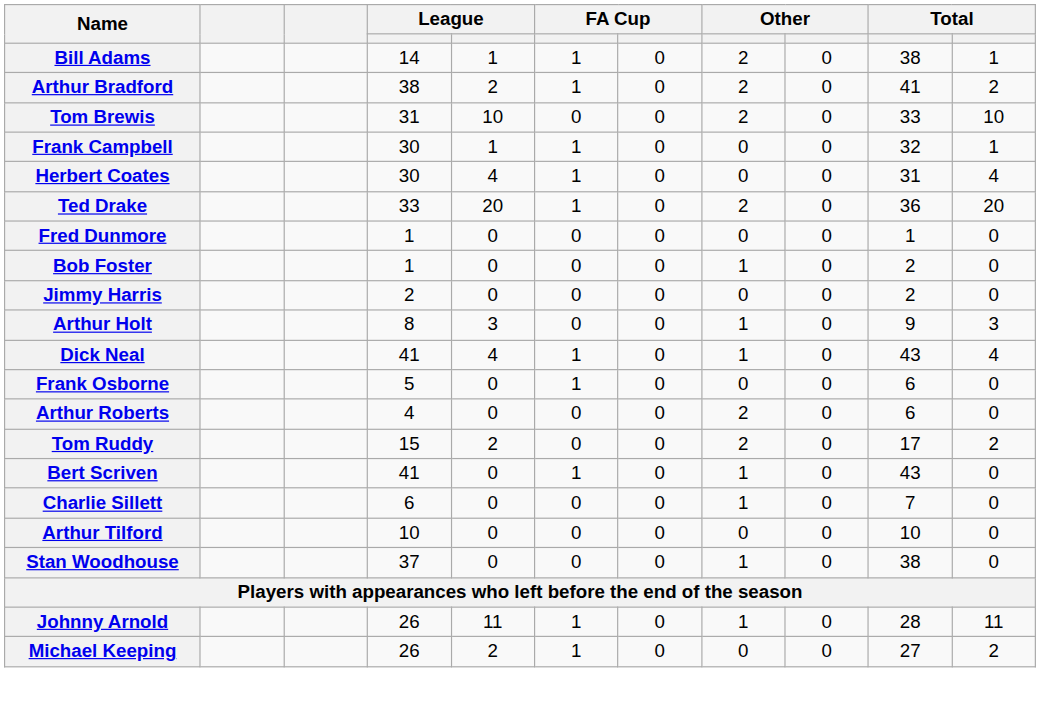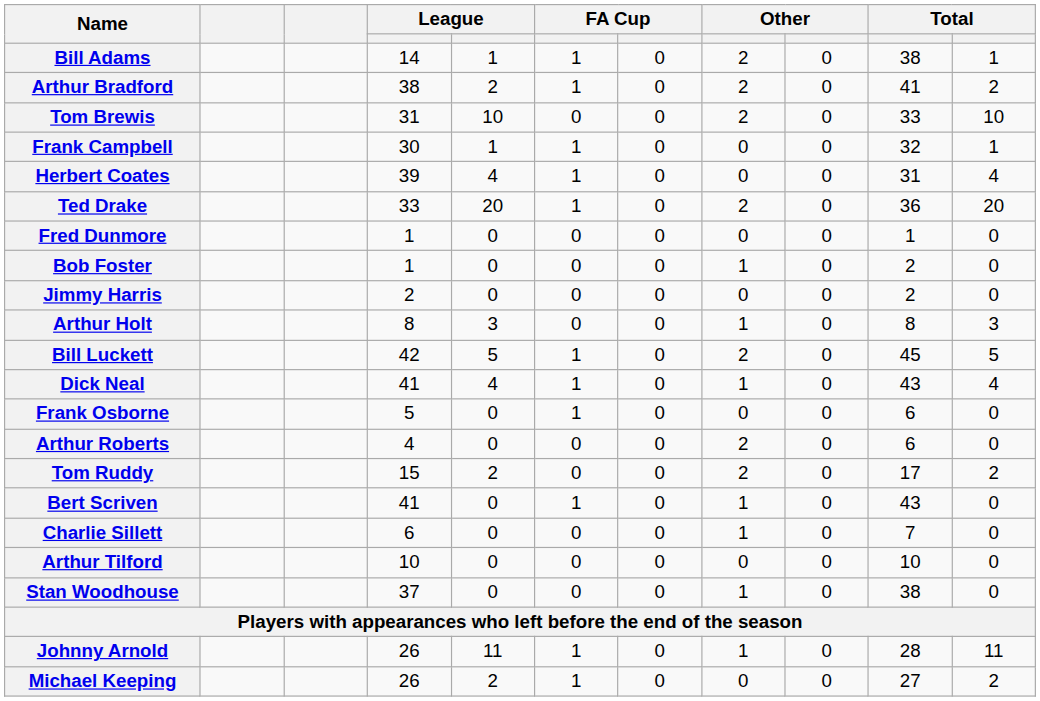(409, 176) 30 -> (409, 176) 39
(910, 324) 9 -> (910, 324) 8
+ row: (102, 354)
